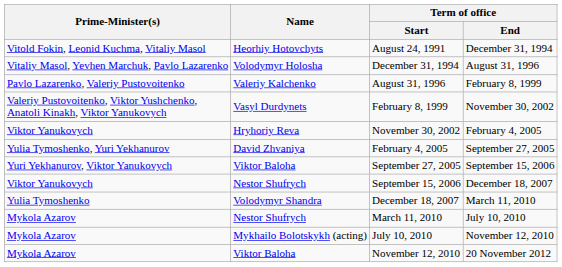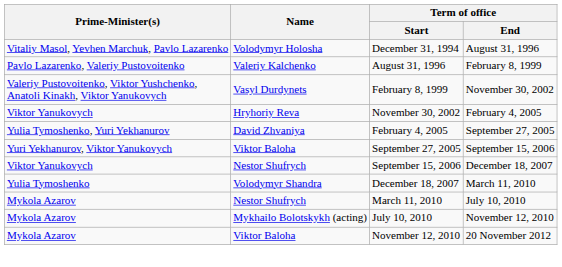- row: (409, 48)
